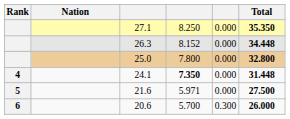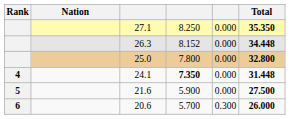(189, 90) 5.971 -> (189, 90) 5.900
